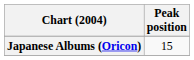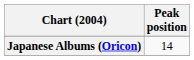(167, 45) 15 -> (167, 45) 14
